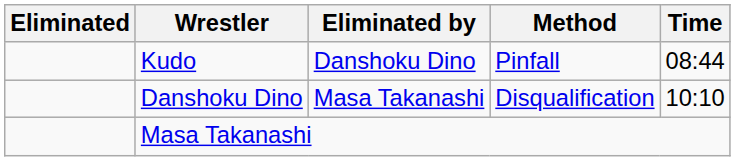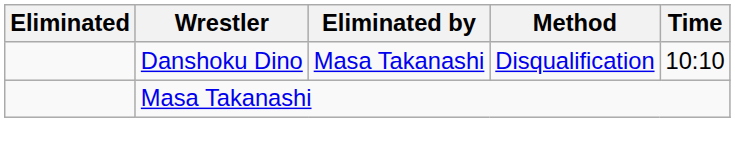- row: (169, 60)
